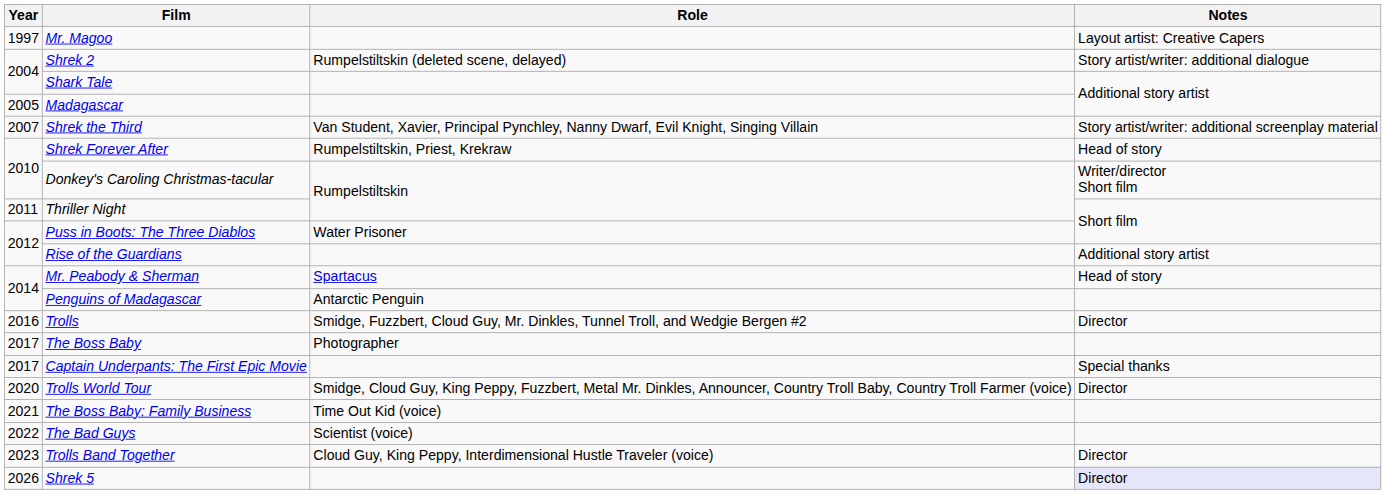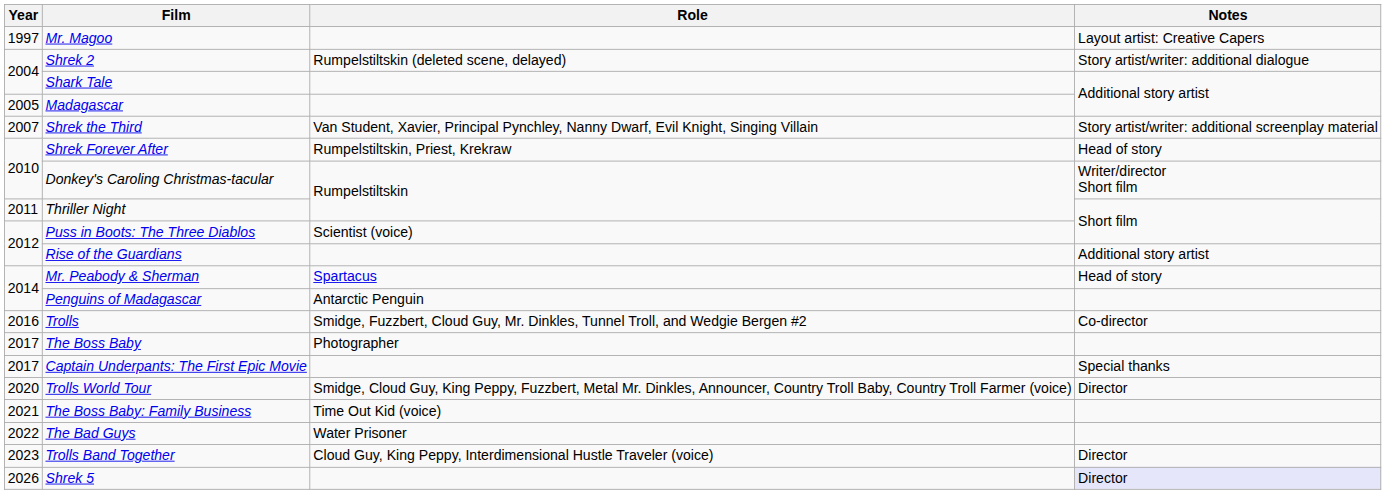(360, 232) Water Prisoner -> (363, 232) Scientist (voice)
(1103, 321) Director -> (1113, 321) Co-director
(363, 433) Scientist (voice) -> (360, 433) Water Prisoner
